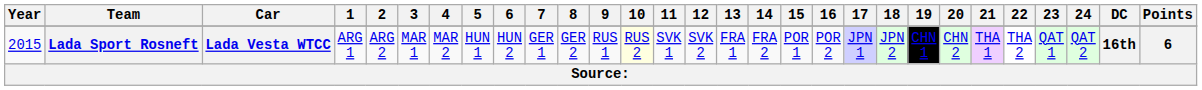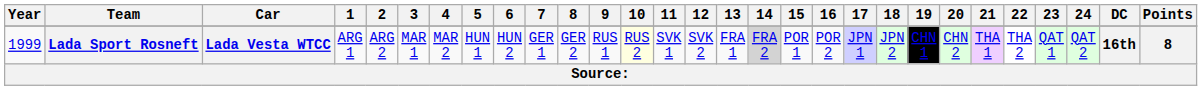(25, 45) 2015 -> (25, 45) 1999
(764, 45) no background -> (764, 45) lightgrey background
(1168, 45) 6 -> (1168, 45) 8
